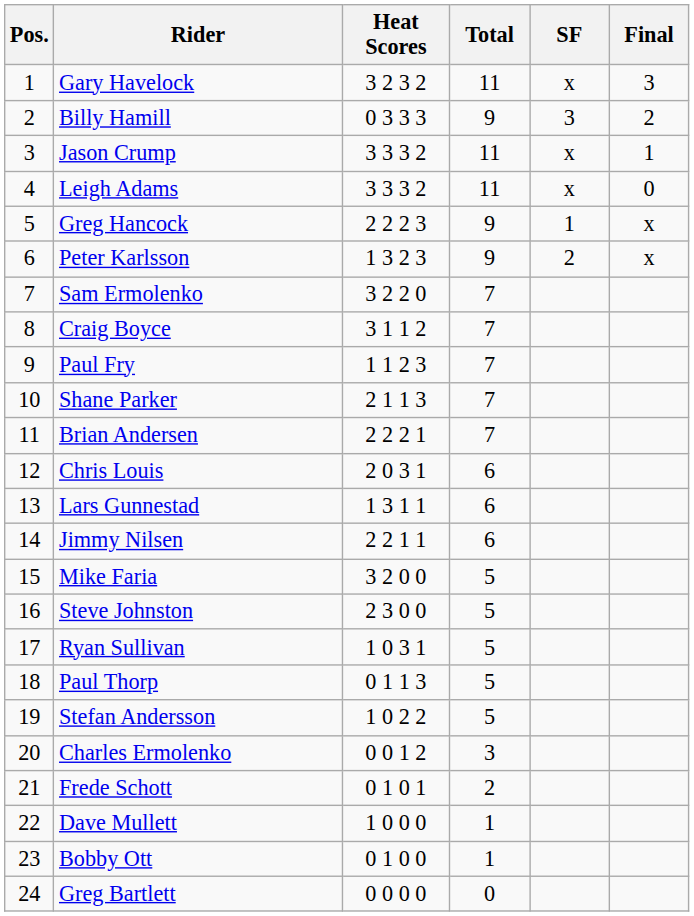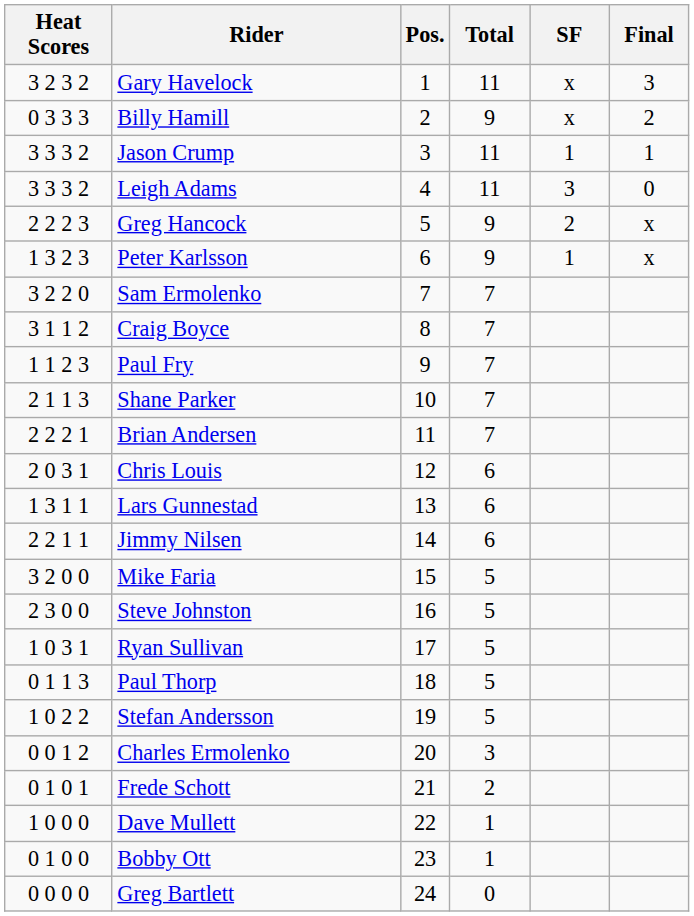columns swapped: (29, 34) <-> (396, 34)
(569, 117) 3 -> (569, 117) x
(569, 152) x -> (569, 152) 1
(569, 188) x -> (569, 188) 3
(569, 223) 1 -> (569, 223) 2
(569, 258) 2 -> (569, 258) 1
